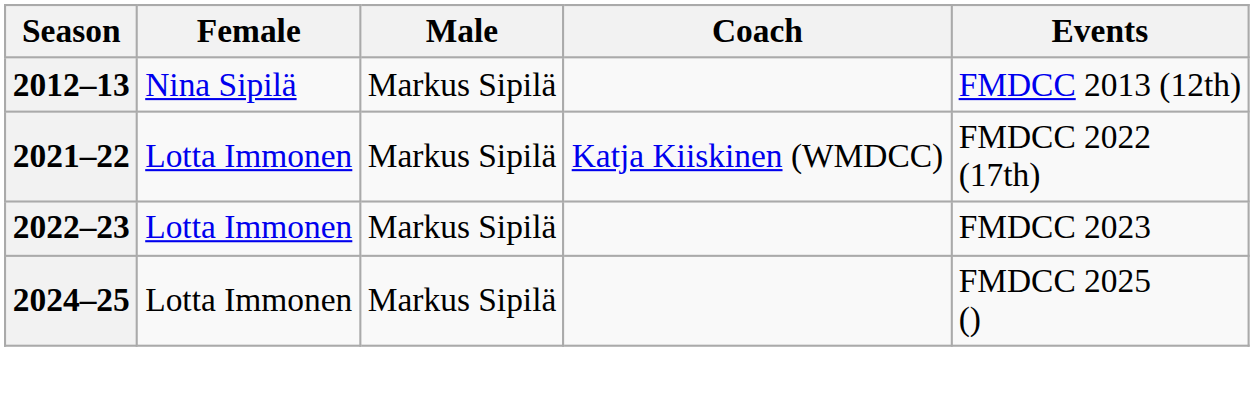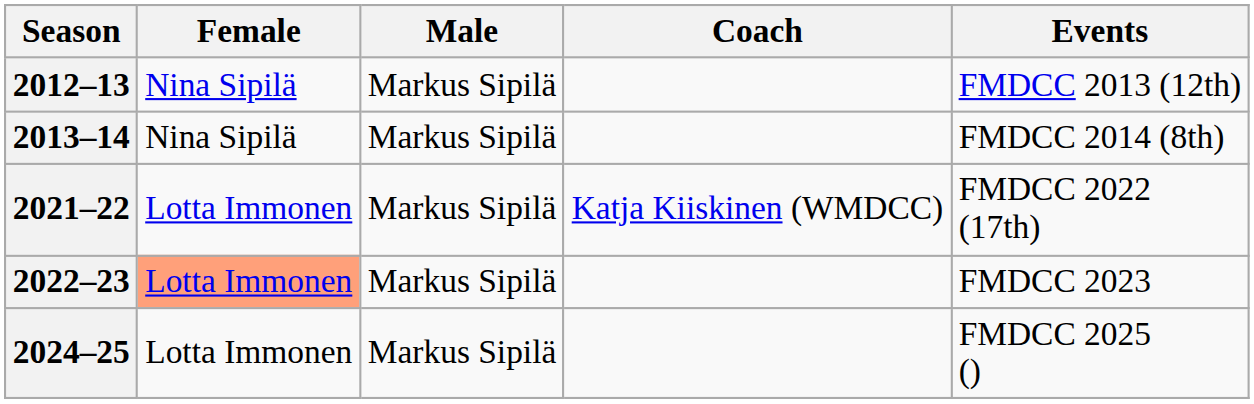+ row: (71, 137)
(249, 227) no background -> (249, 280) lightsalmon background
